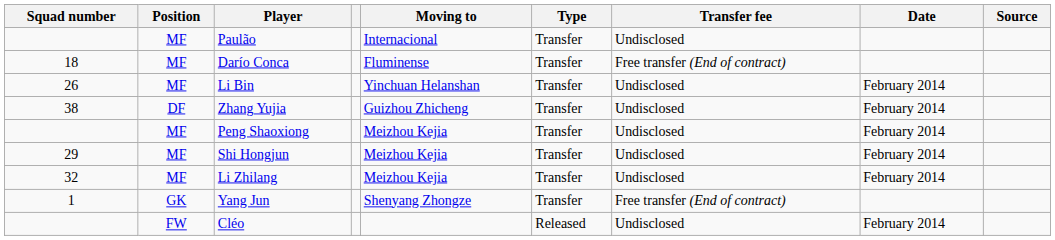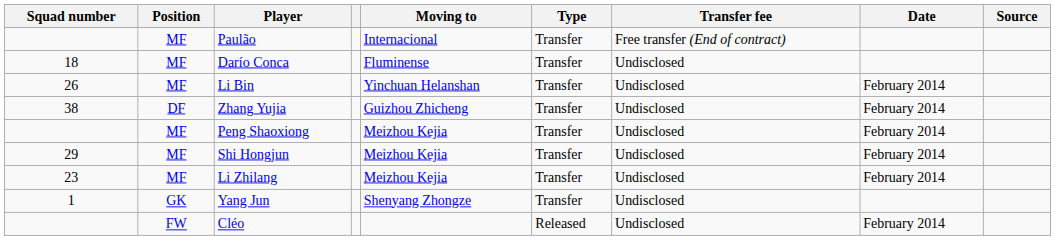(650, 39) Undisclosed -> (700, 39) Free transfer (End of contract)
(700, 62) Free transfer (End of contract) -> (650, 62) Undisclosed
(71, 177) 32 -> (71, 177) 23
(700, 200) Free transfer (End of contract) -> (650, 200) Undisclosed
